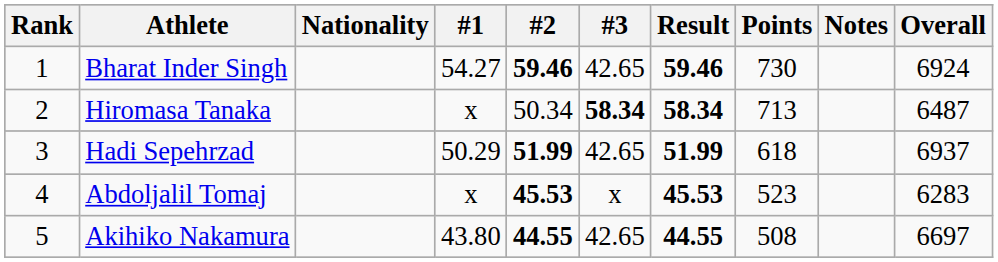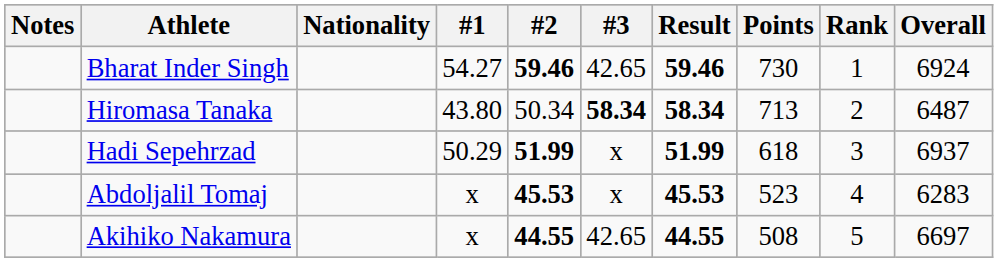columns swapped: (42, 25) <-> (856, 25)
(471, 109) x -> (472, 109) 43.80
(615, 151) 42.65 -> (616, 151) x
(471, 236) 43.80 -> (472, 236) x
